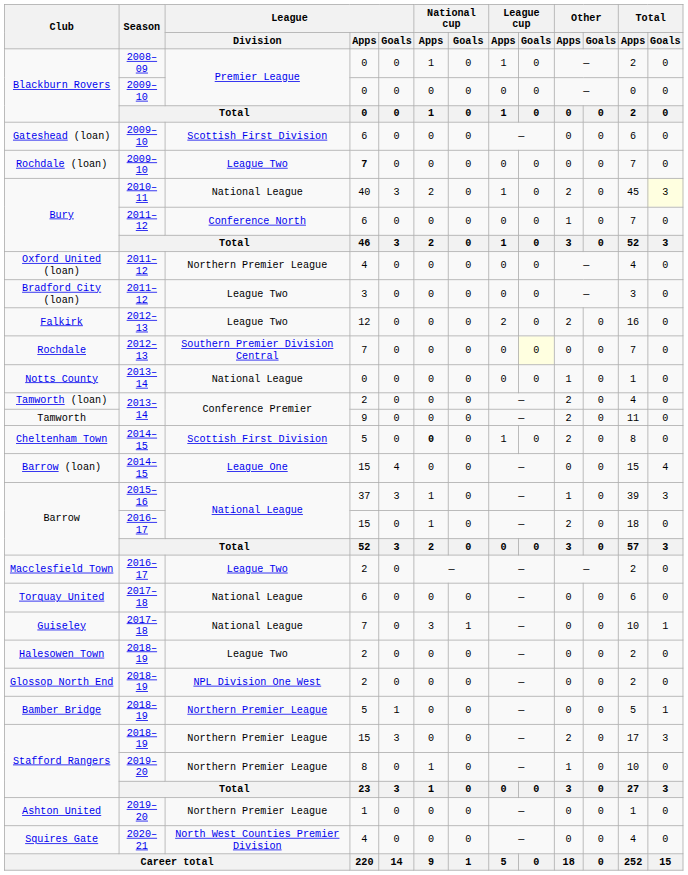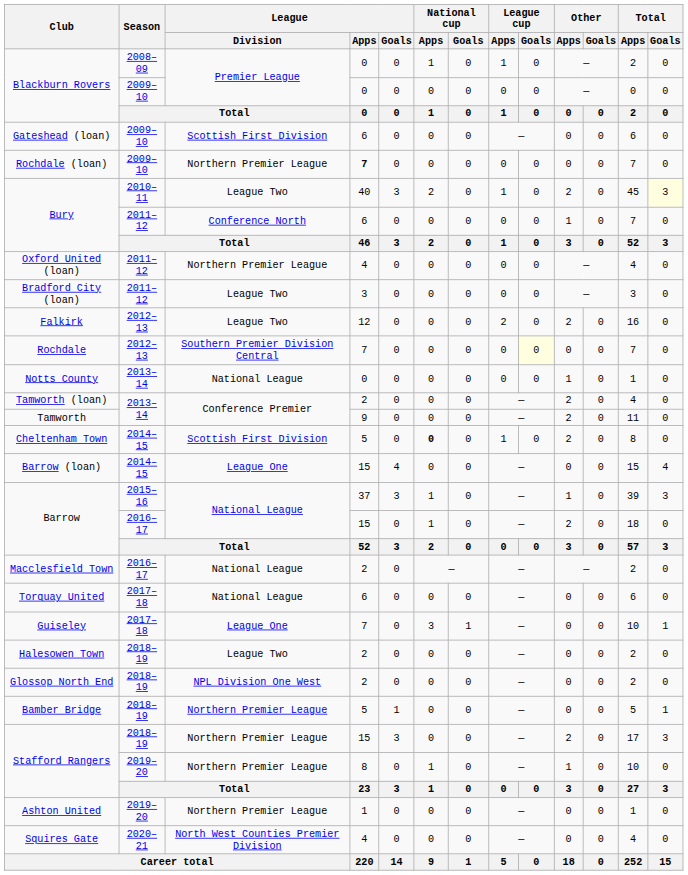(257, 164) League Two -> (257, 164) Northern Premier League
(257, 193) National League -> (257, 193) League Two
(257, 569) League Two -> (257, 569) National League
(257, 626) National League -> (257, 626) League One
